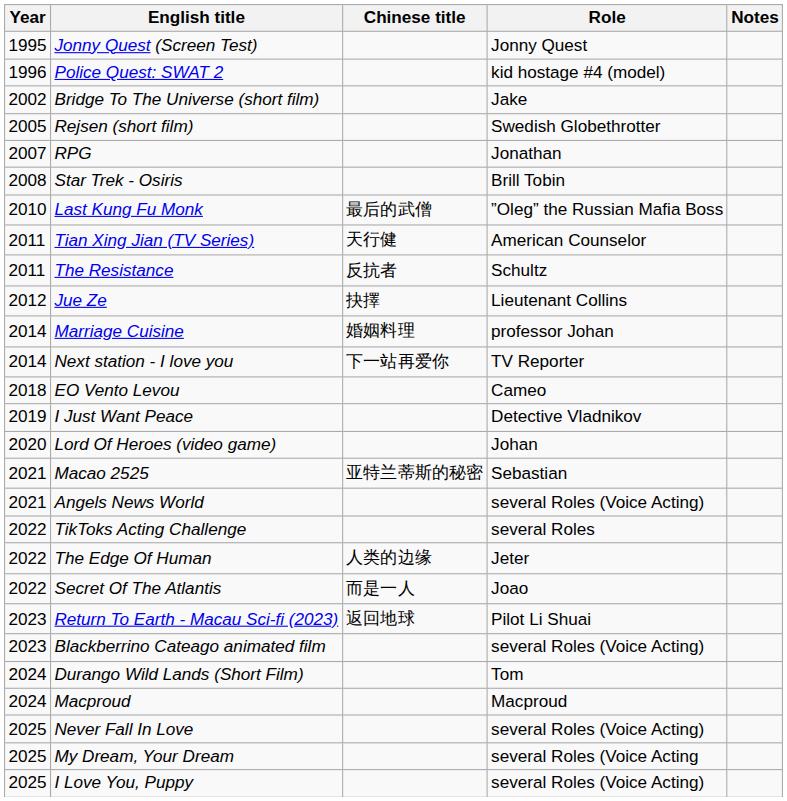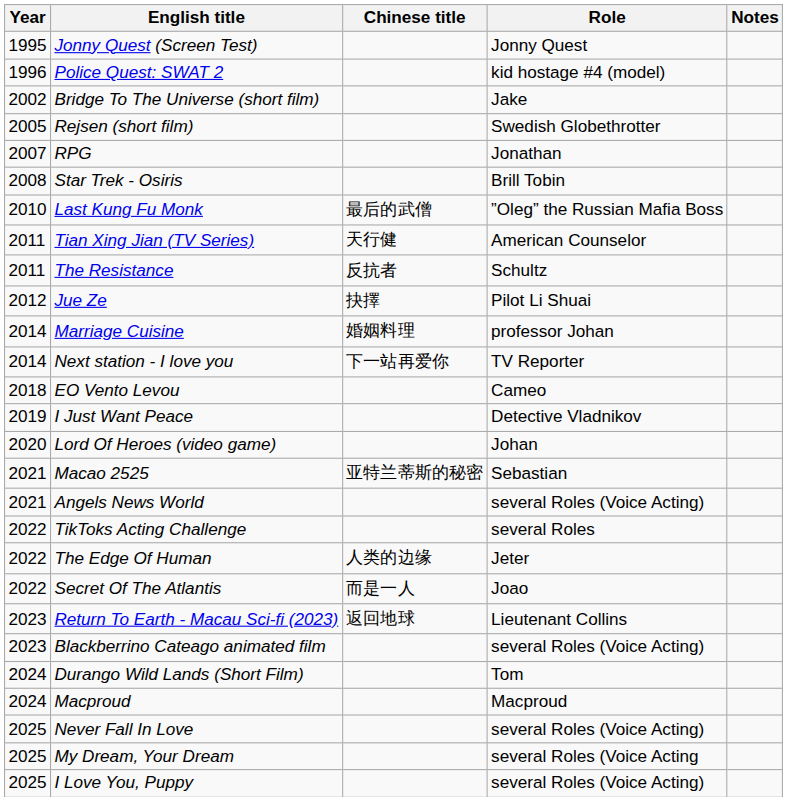(559, 300) Lieutenant Collins -> (541, 300) Pilot Li Shuai
(541, 618) Pilot Li Shuai -> (559, 618) Lieutenant Collins
